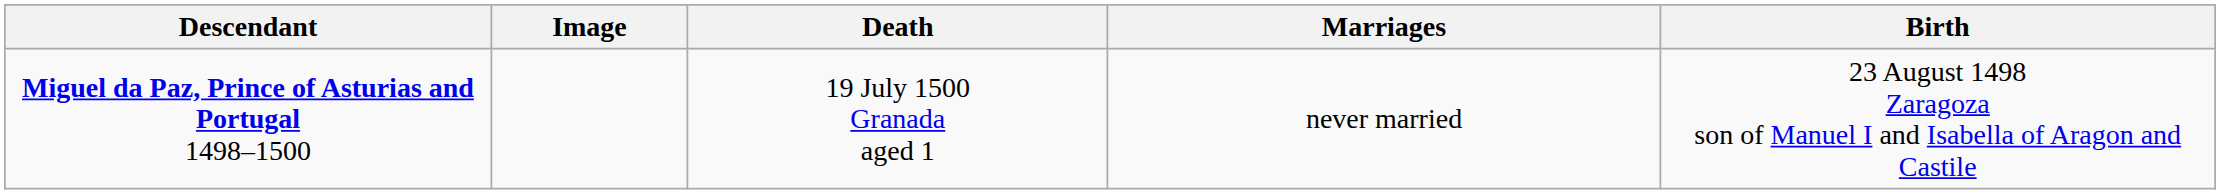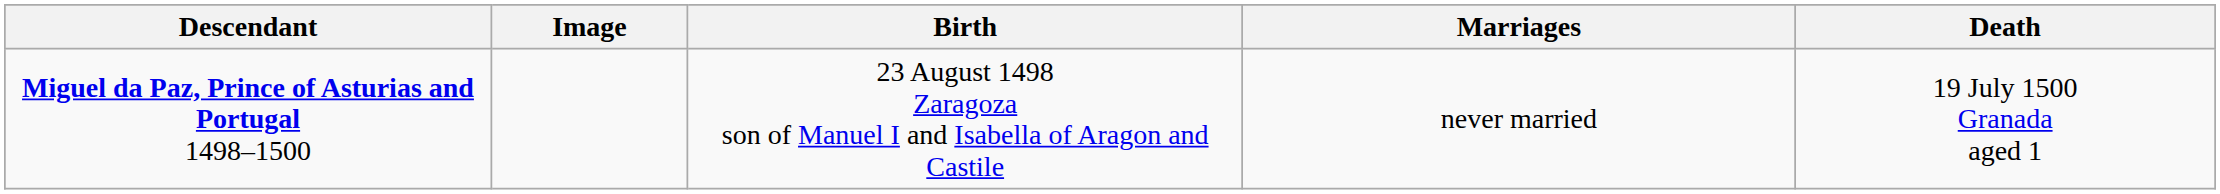columns swapped: (1938, 26) <-> (898, 26)
